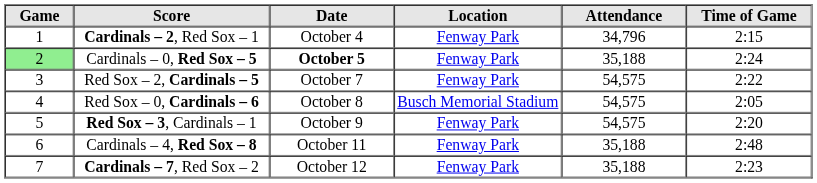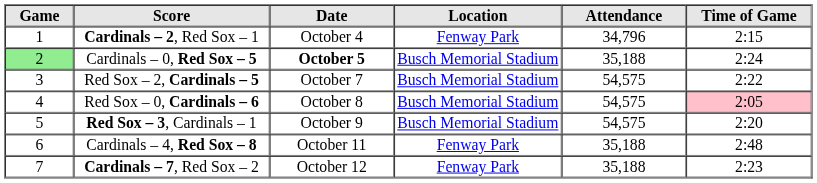(478, 58) Fenway Park -> (478, 58) Busch Memorial Stadium
(478, 80) Fenway Park -> (478, 80) Busch Memorial Stadium
(749, 102) no background -> (749, 102) pink background
(478, 123) Fenway Park -> (478, 123) Busch Memorial Stadium
